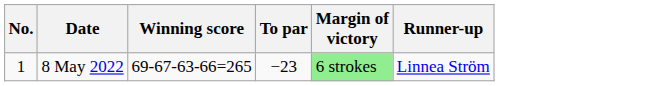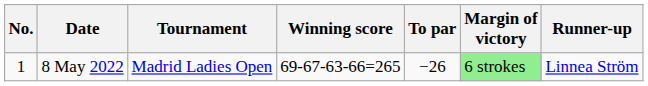+ column: (202, 28)
(284, 66) −23 -> (432, 66) −26
